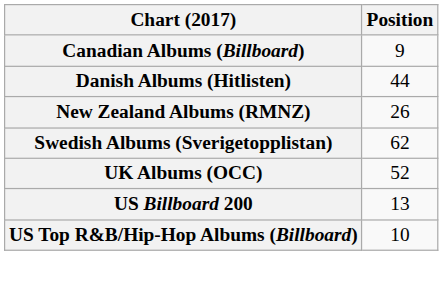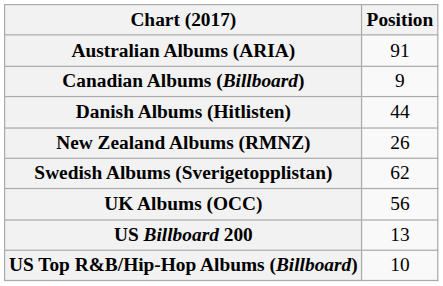+ row: (183, 50)
(400, 173) 52 -> (400, 204) 56
